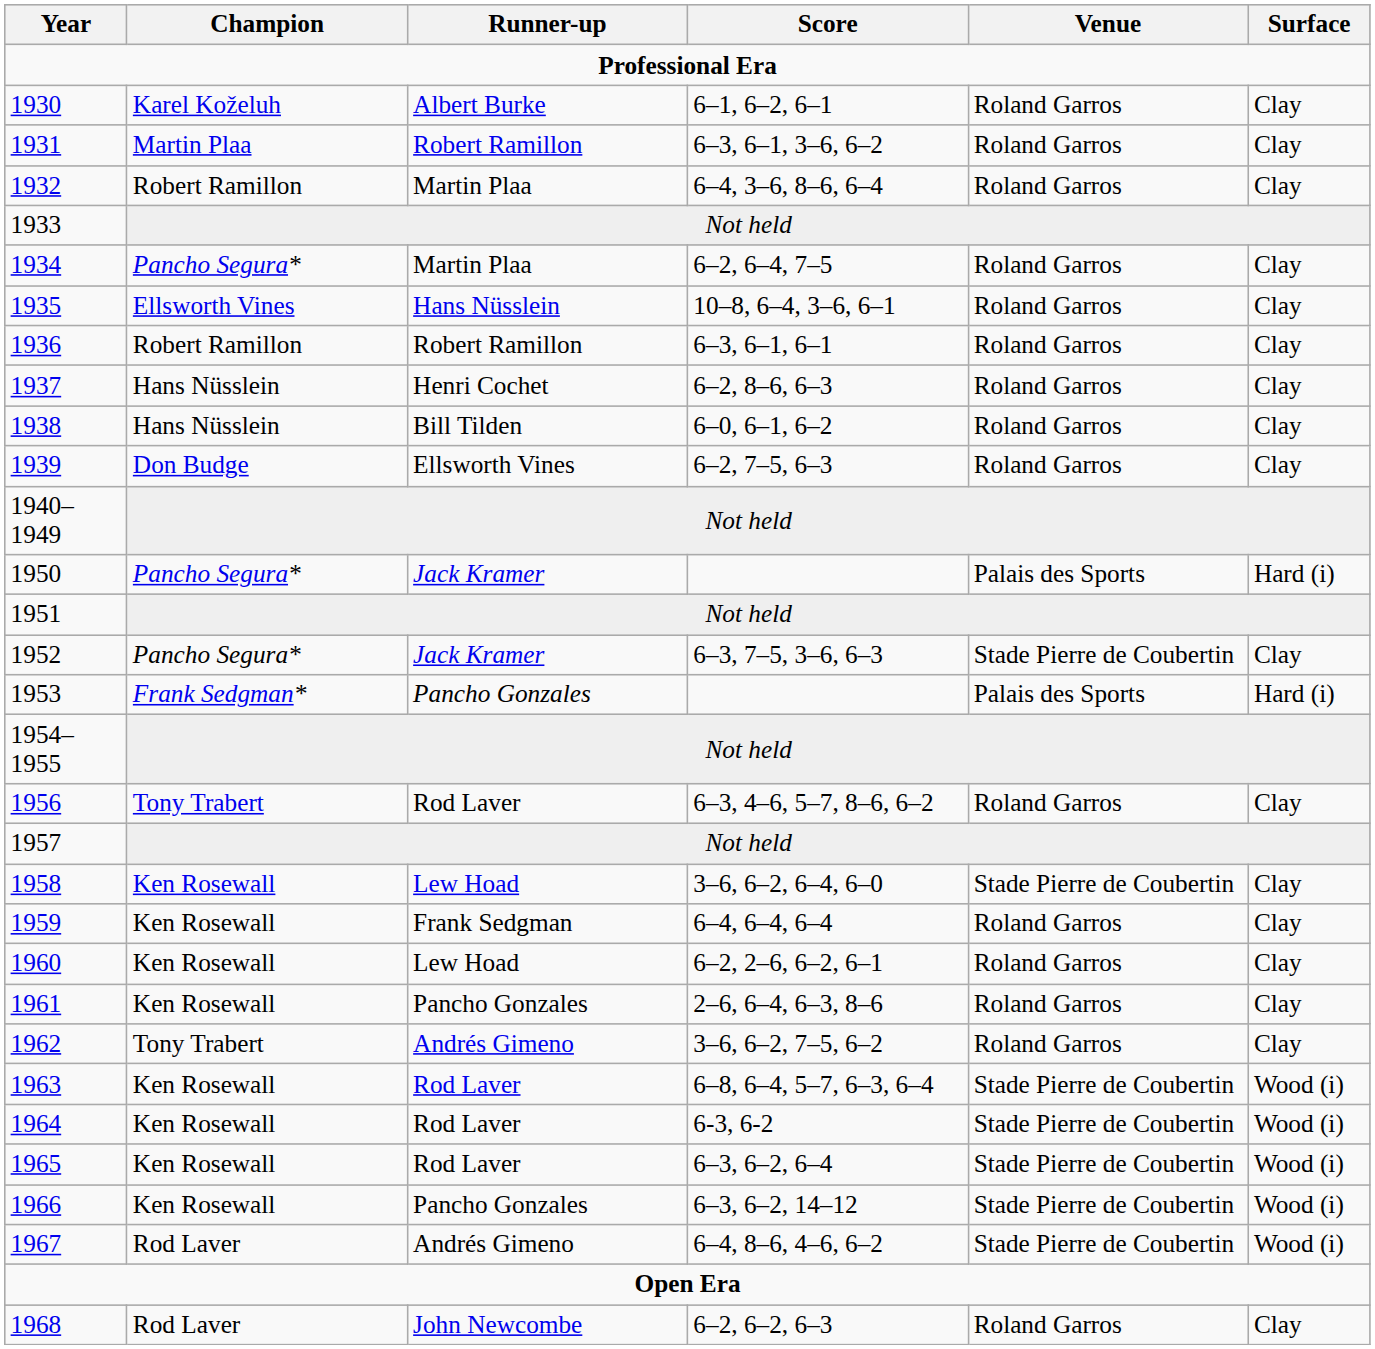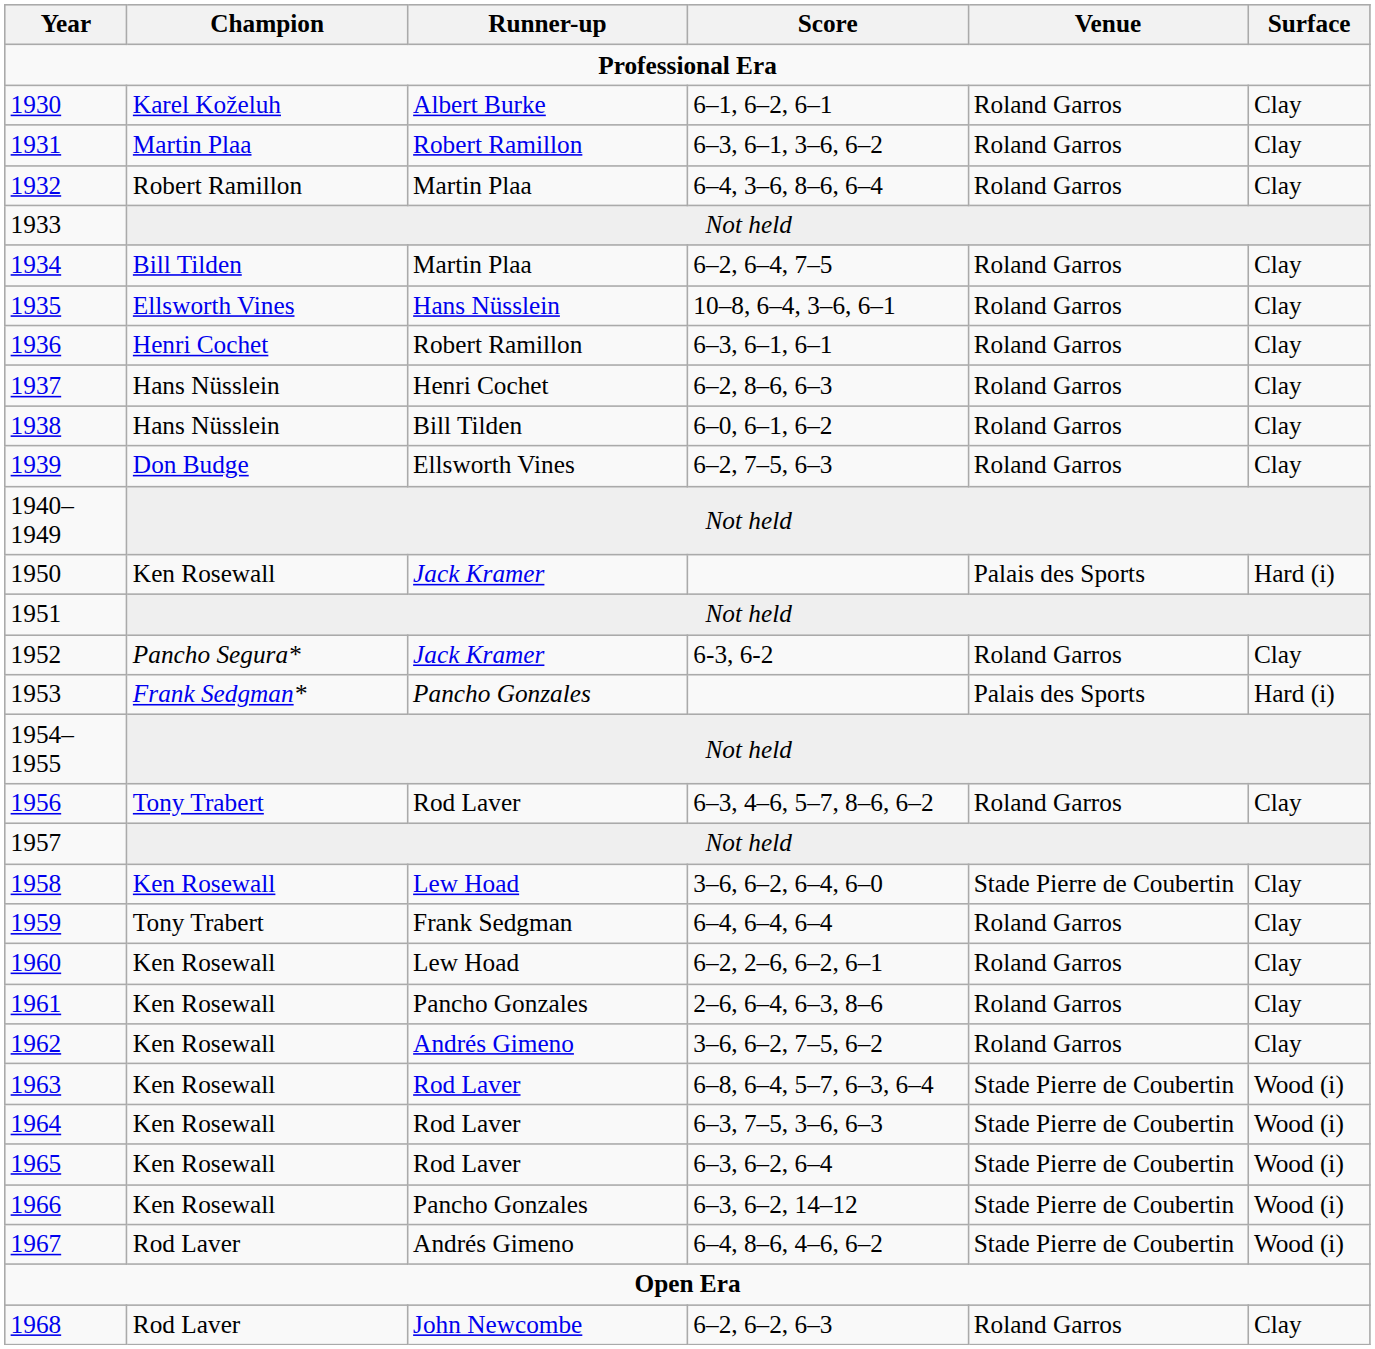(217, 265) Pancho Segura* -> (187, 265) Bill Tilden
(217, 345) Robert Ramillon -> (201, 345) Henri Cochet
(217, 574) Pancho Segura* -> (204, 574) Ken Rosewall
(788, 654) 6–3, 7–5, 3–6, 6–3 -> (733, 654) 6-3, 6-2
(1104, 654) Stade Pierre de Coubertin -> (1048, 654) Roland Garros
(204, 923) Ken Rosewall -> (198, 923) Tony Trabert
(198, 1043) Tony Trabert -> (204, 1043) Ken Rosewall
(733, 1123) 6-3, 6-2 -> (788, 1123) 6–3, 7–5, 3–6, 6–3
